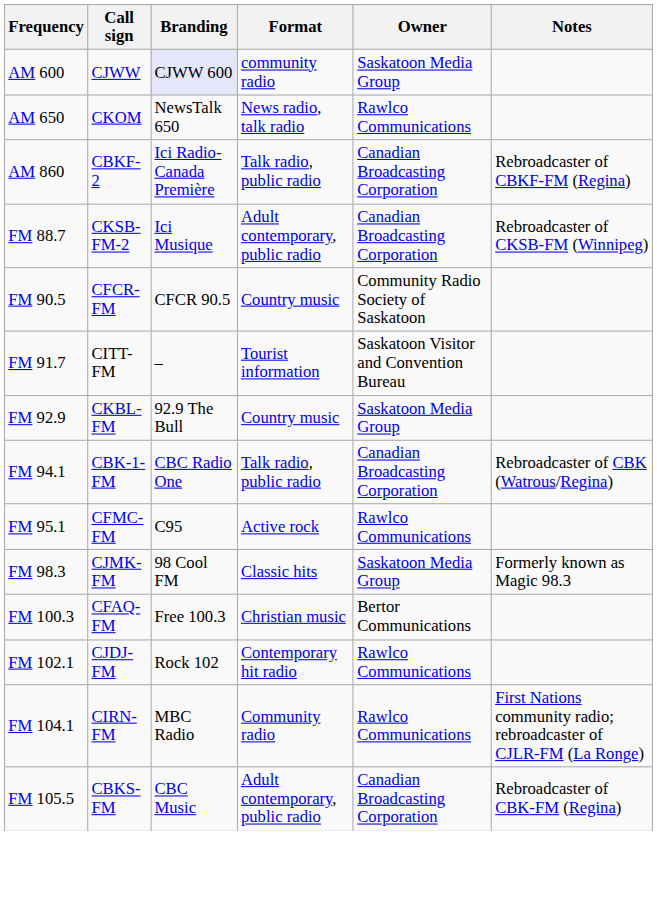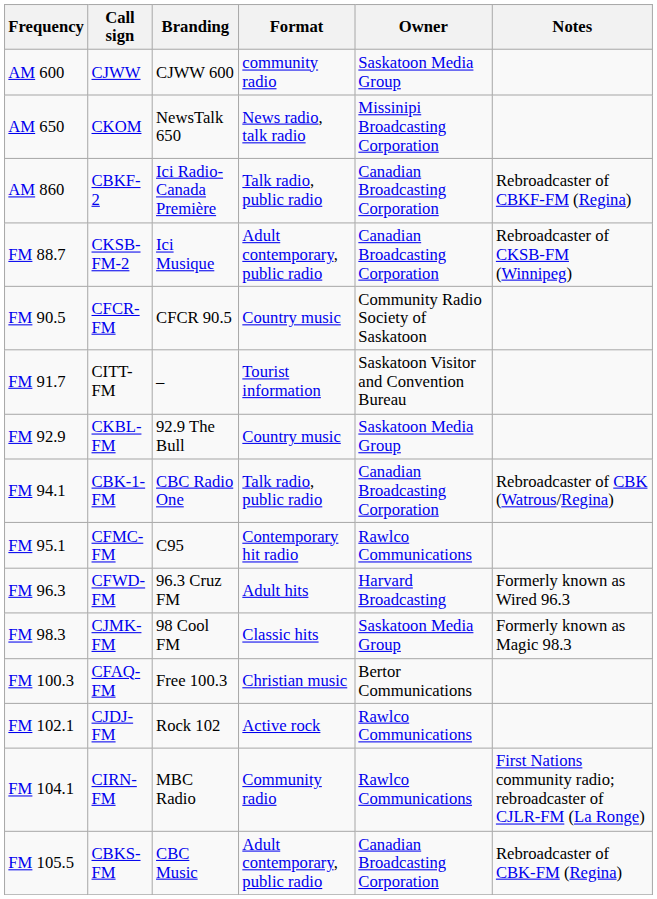(193, 72) lavender background -> (195, 72) no background
(414, 117) Rawlco Communications -> (402, 126) Missinipi Broadcasting Corporation
(280, 526) Active rock -> (290, 545) Contemporary hit radio
+ row: (37, 590)
(289, 661) Contemporary hit radio -> (281, 725) Active rock
